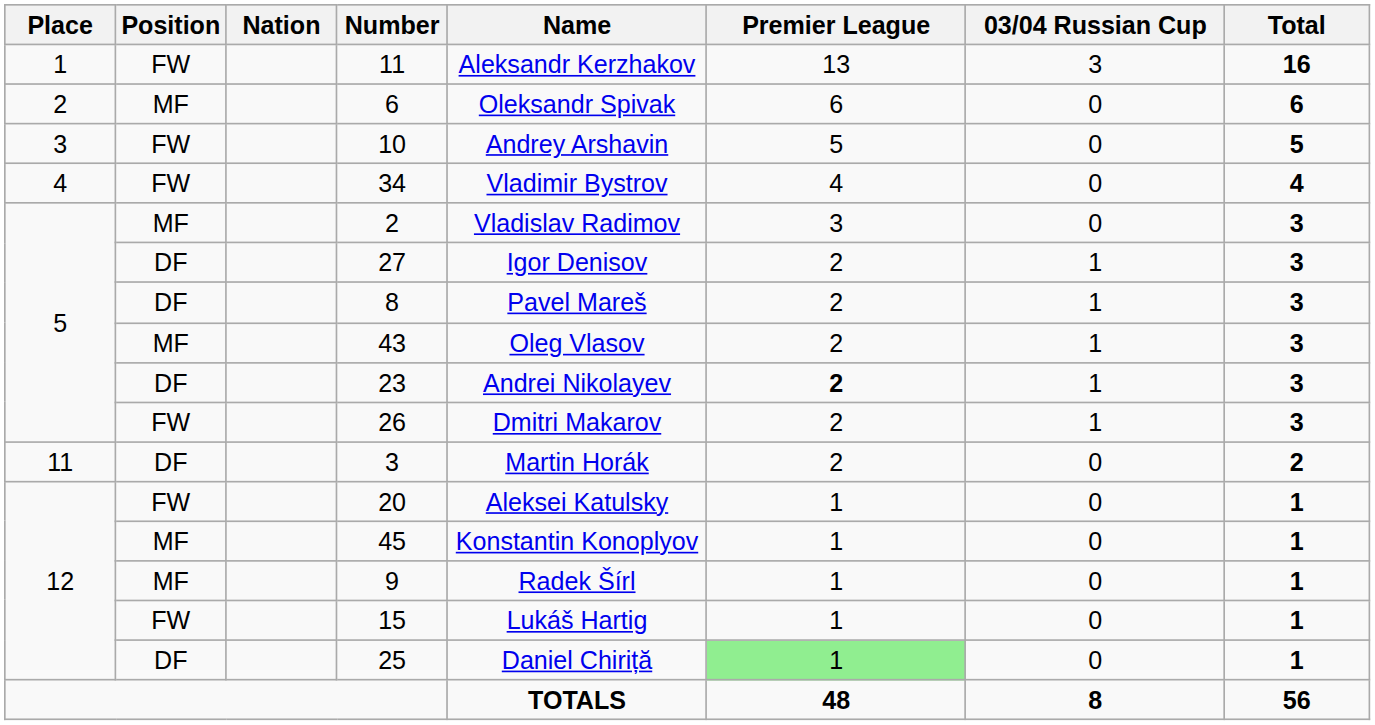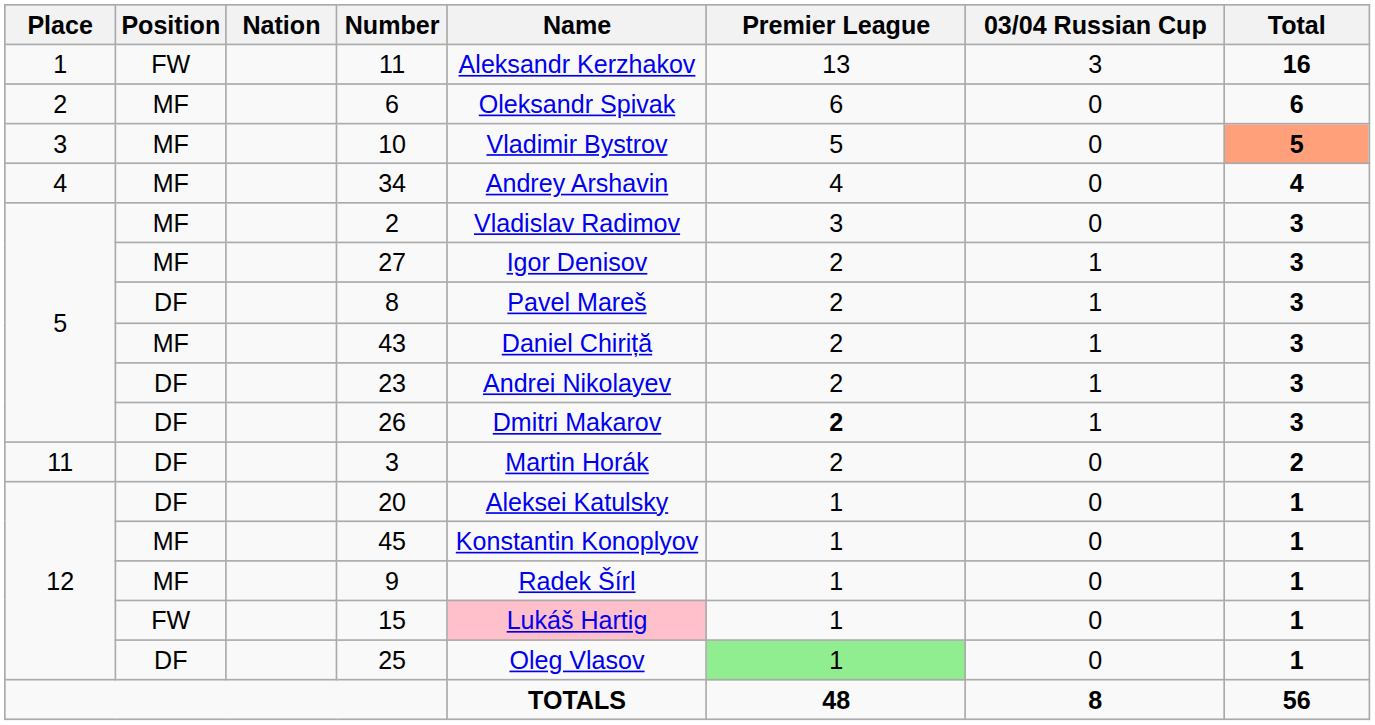(171, 144) FW -> (171, 144) MF
(577, 144) Andrey Arshavin -> (577, 144) Vladimir Bystrov
(1297, 144) no background -> (1297, 144) lightsalmon background
(171, 184) FW -> (171, 184) MF
(577, 184) Vladimir Bystrov -> (577, 184) Andrey Arshavin
(171, 263) DF -> (171, 263) MF
(577, 342) Oleg Vlasov -> (577, 342) Daniel Chiriță
(836, 382) bold -> (836, 382) normal
(171, 422) FW -> (171, 422) DF
(836, 422) normal -> (836, 422) bold
(171, 501) FW -> (171, 501) DF
(577, 620) no background -> (577, 620) pink background
(577, 660) Daniel Chiriță -> (577, 660) Oleg Vlasov
